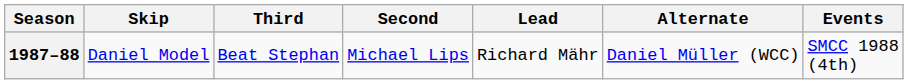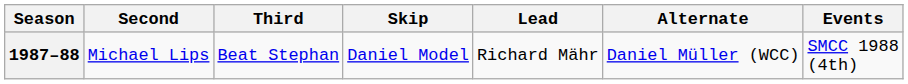columns swapped: (149, 18) <-> (408, 18)
